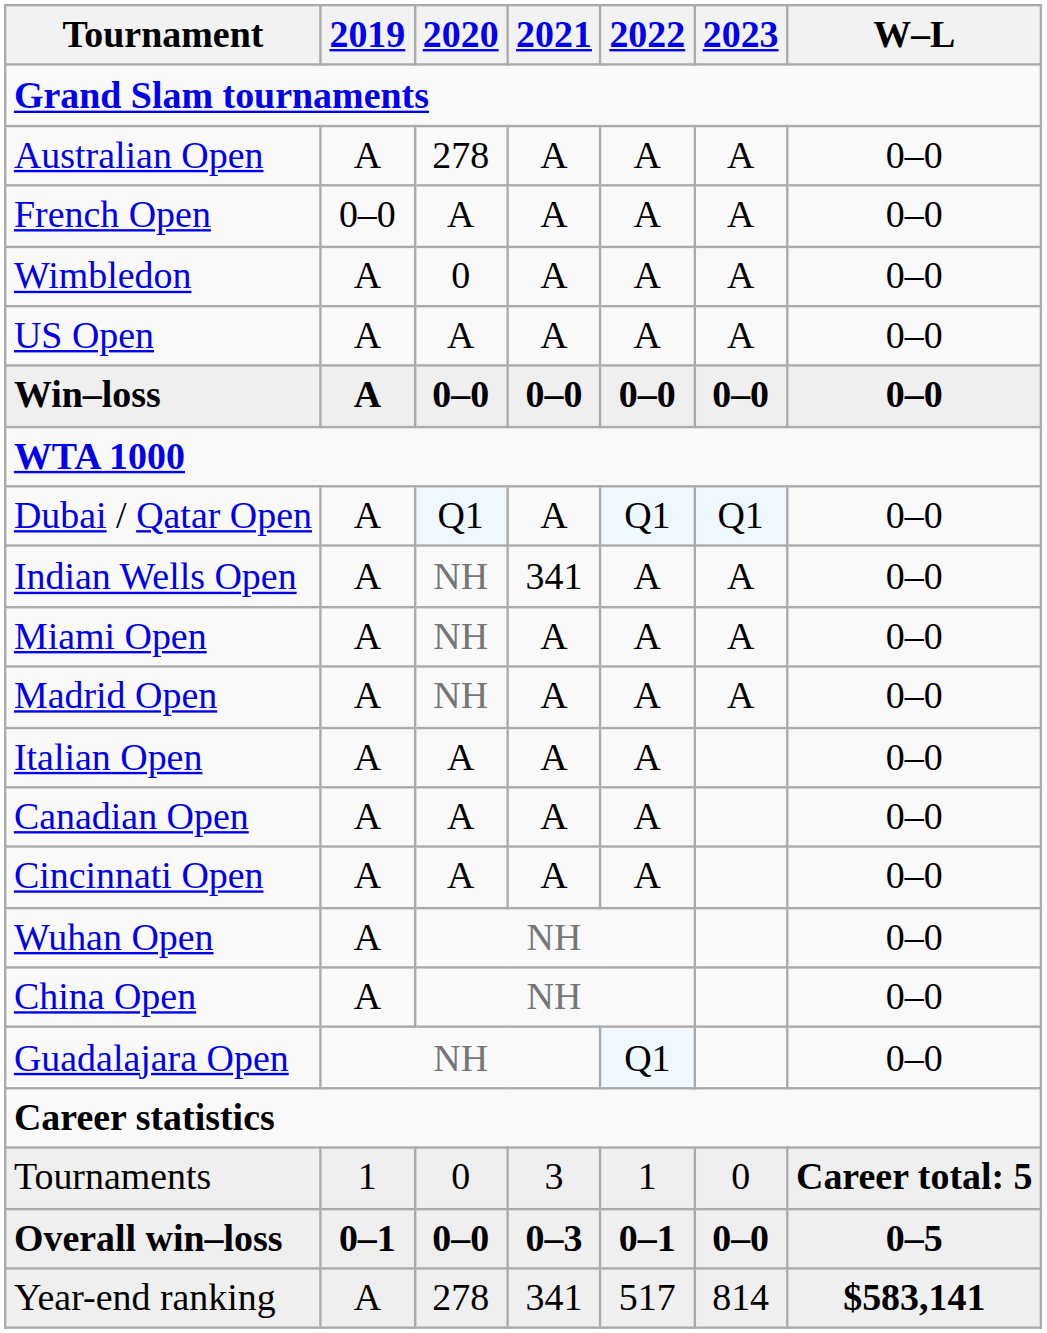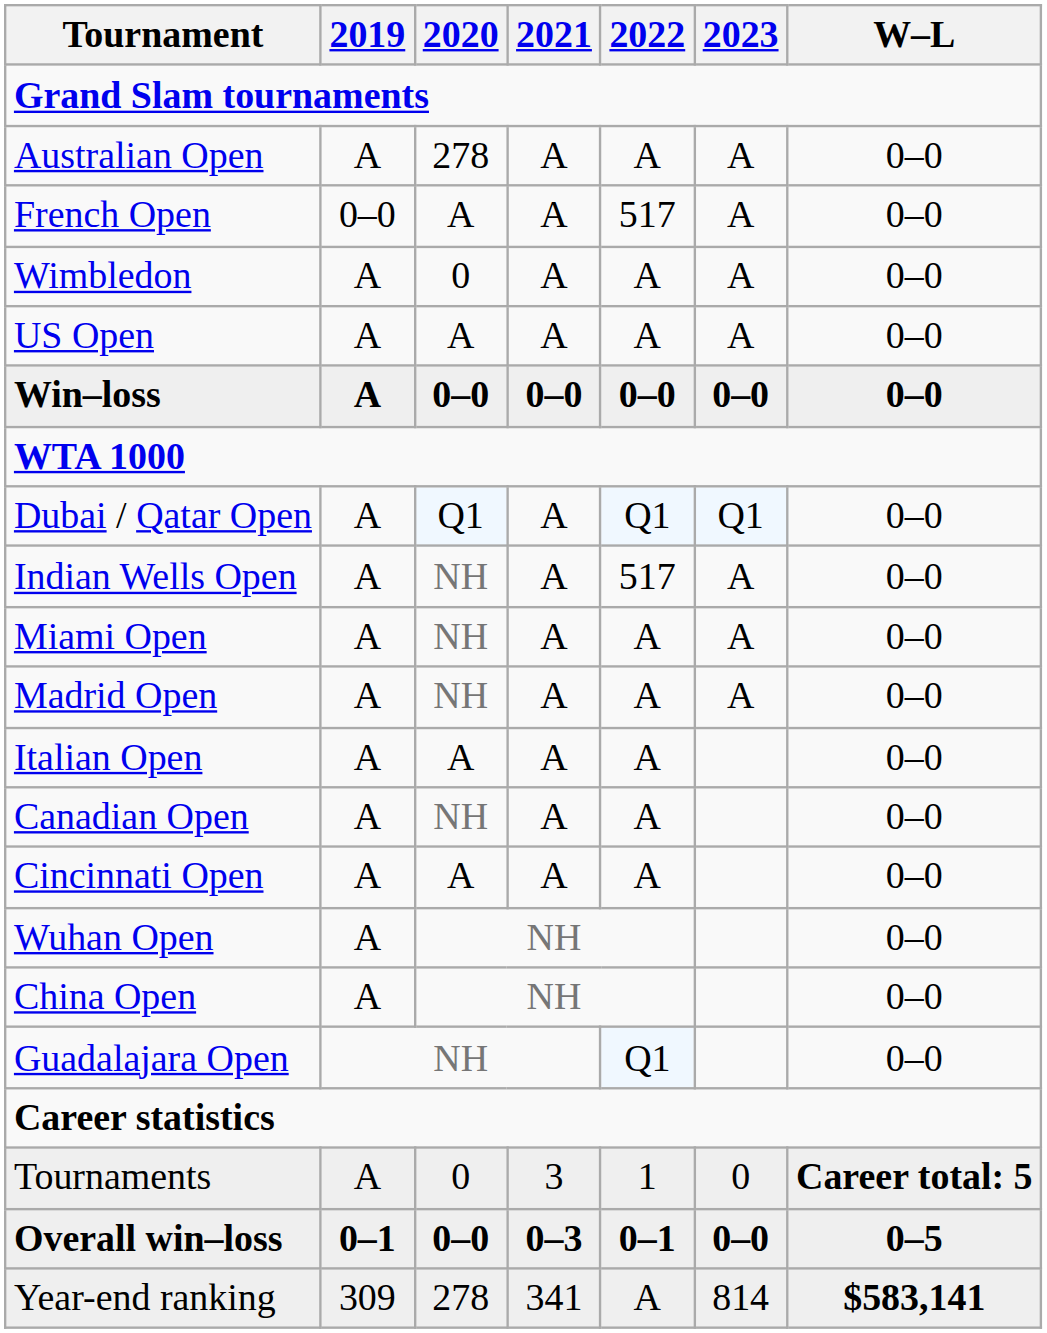(647, 214) A -> (647, 214) 517
(554, 575) 341 -> (554, 575) A
(647, 575) A -> (647, 575) 517
(461, 816) A -> (461, 816) NH
(367, 1177) 1 -> (367, 1177) A
(367, 1297) A -> (367, 1297) 309
(647, 1297) 517 -> (647, 1297) A
